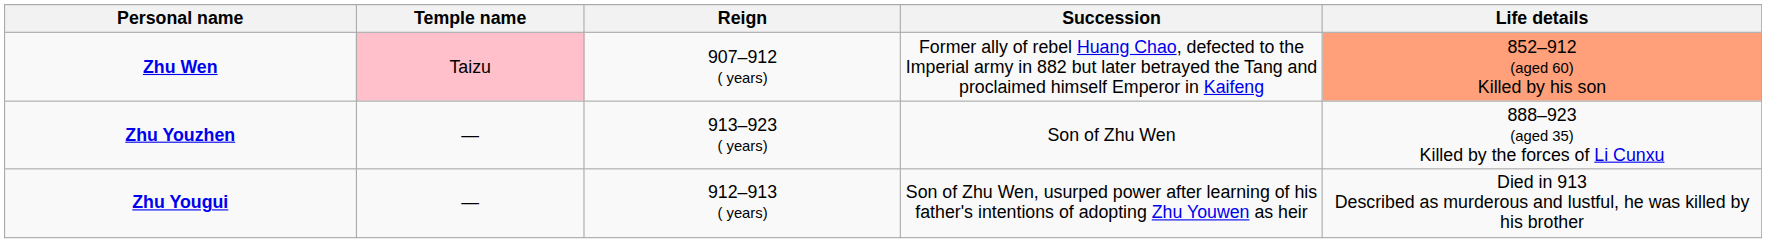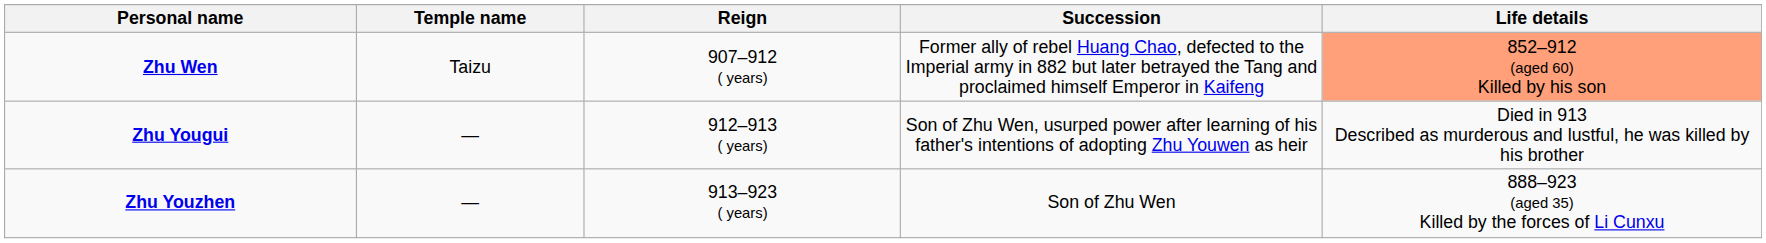(470, 66) pink background -> (470, 66) no background
rows swapped: (180, 202) <-> (180, 134)
